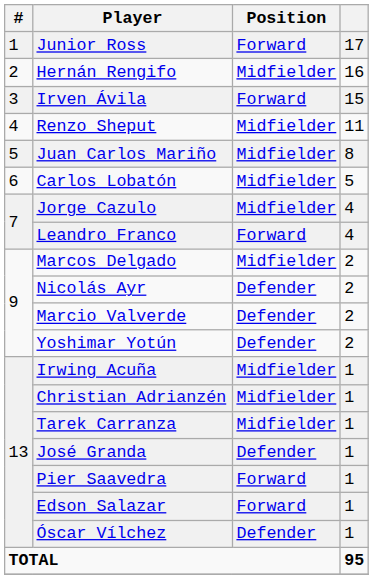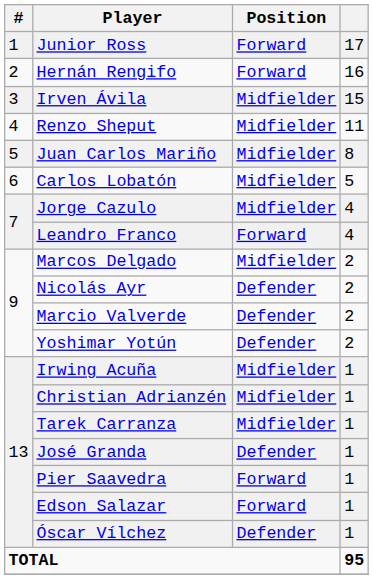(286, 72) Midfielder -> (271, 72) Forward
(271, 100) Forward -> (286, 100) Midfielder
